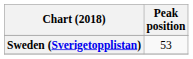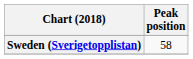(166, 44) 53 -> (166, 44) 58
